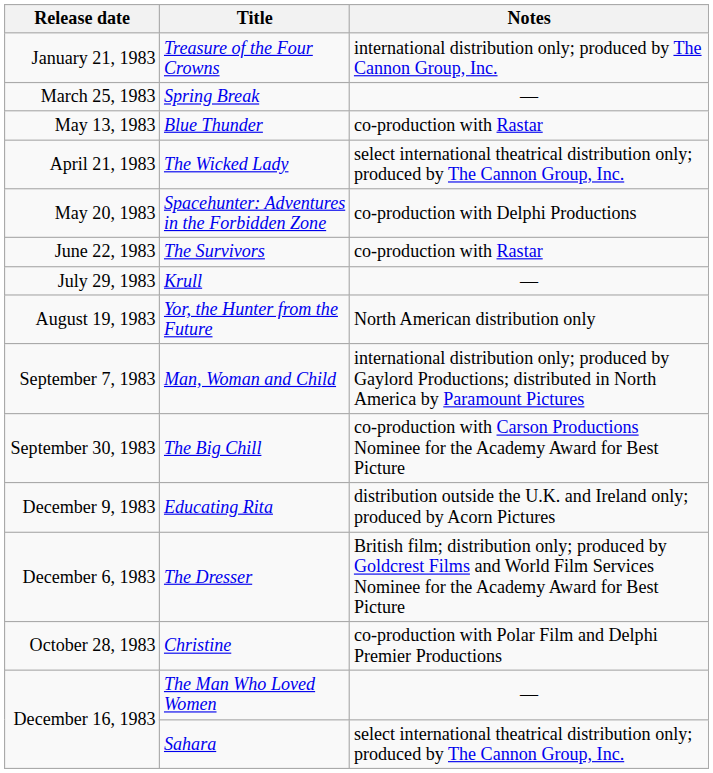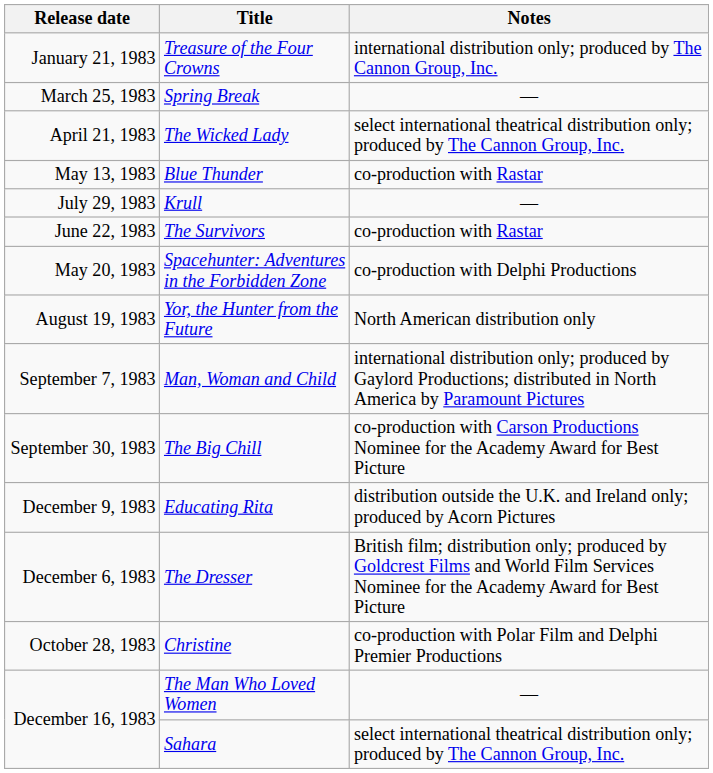rows swapped: (226, 164) <-> (213, 125)
rows swapped: (255, 213) <-> (183, 280)
